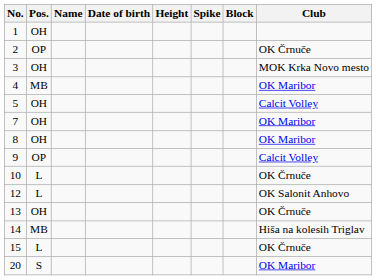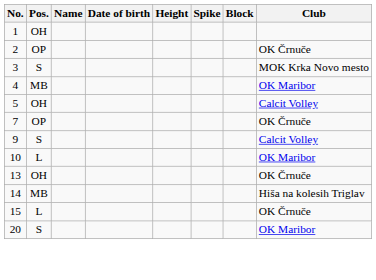(39, 67) OH -> (39, 67) S
(39, 121) OH -> (39, 121) OP
(287, 121) OK Maribor -> (285, 121) OK Črnuče
- row: (15, 139)
(39, 157) OP -> (39, 139) S
(285, 175) OK Črnuče -> (287, 157) OK Maribor
- row: (15, 193)
